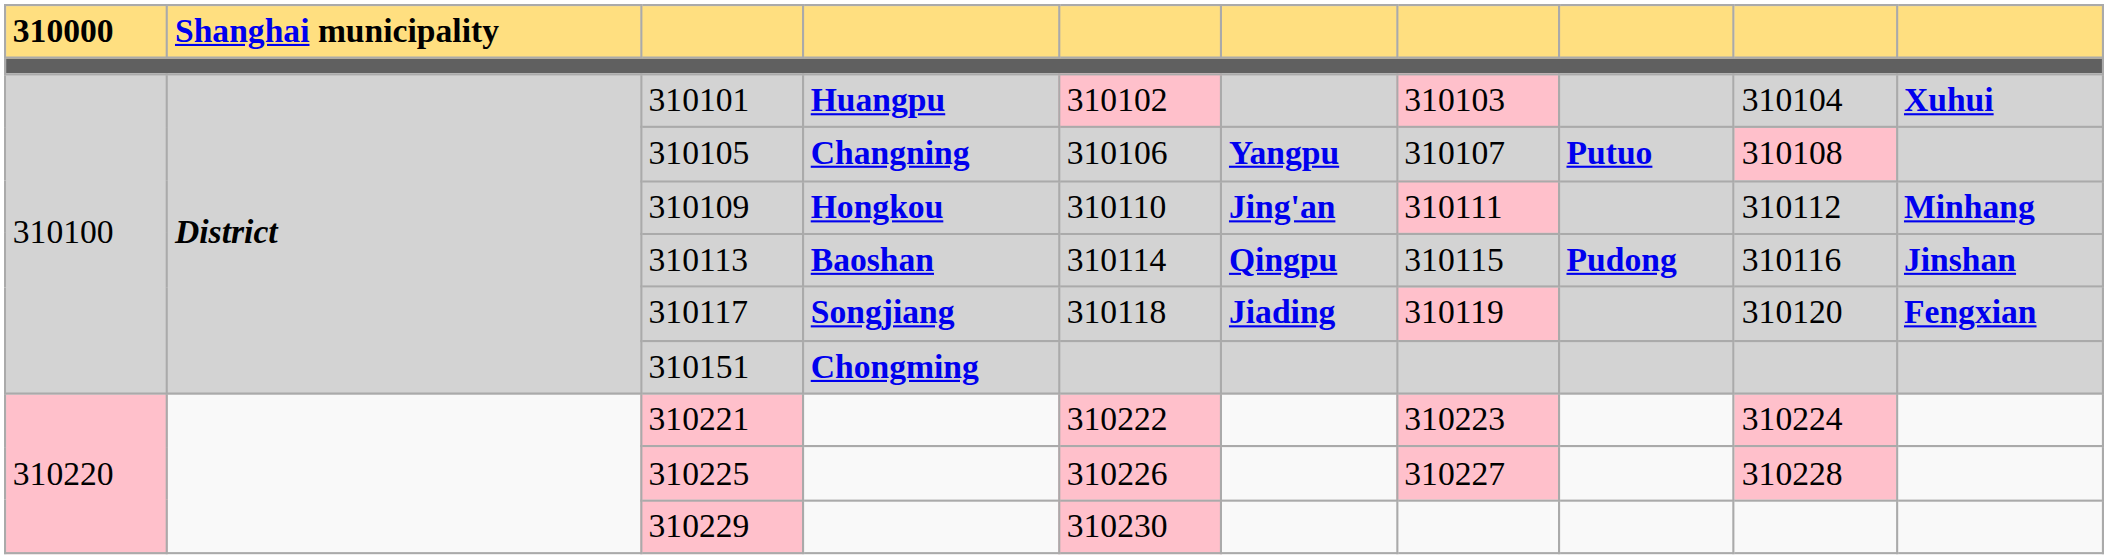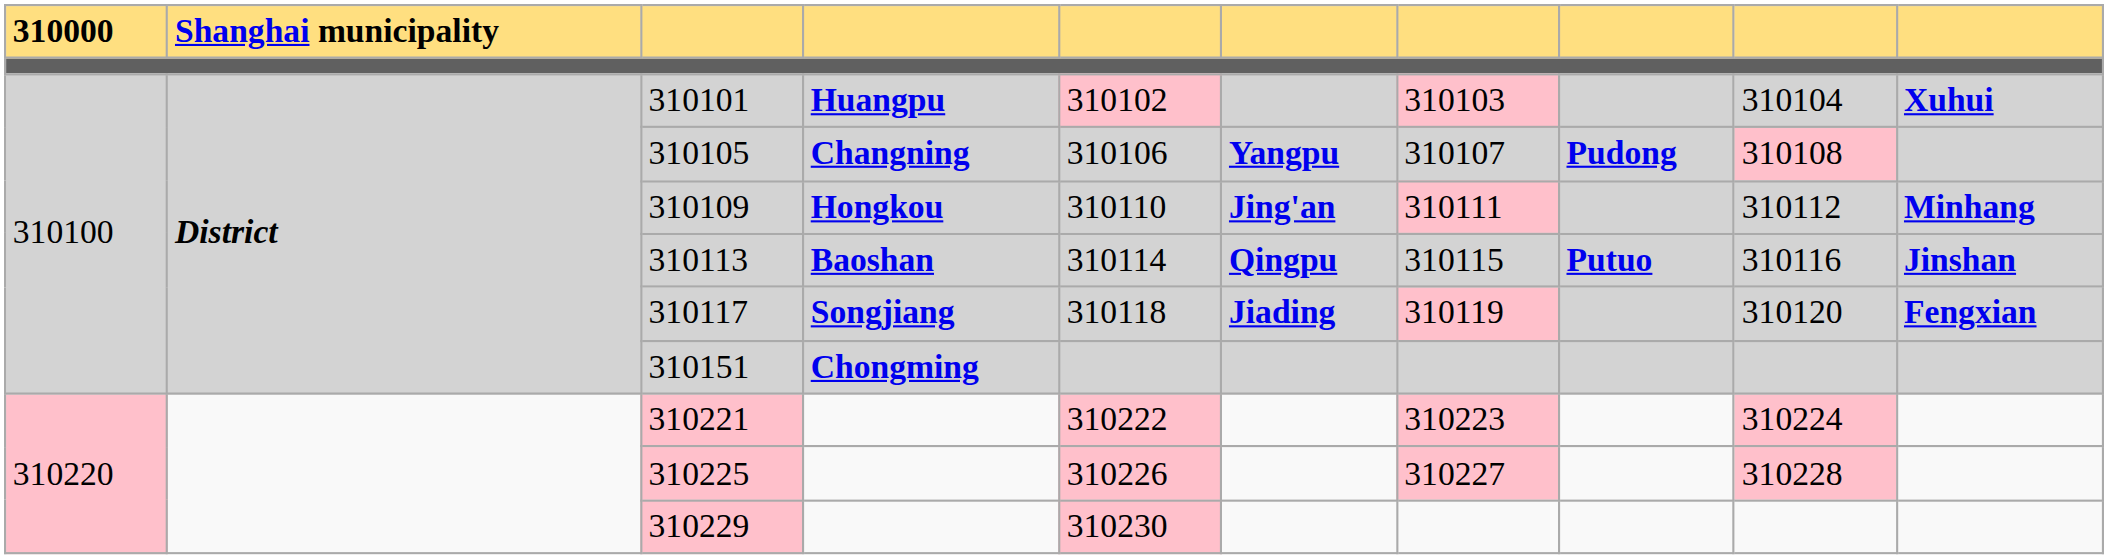(1609, 153) Putuo -> (1622, 153) Pudong
(1622, 259) Pudong -> (1609, 259) Putuo
